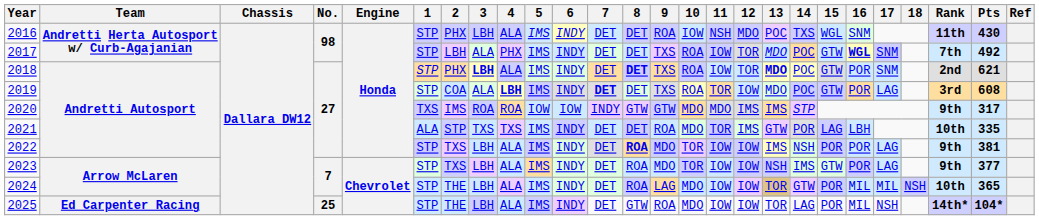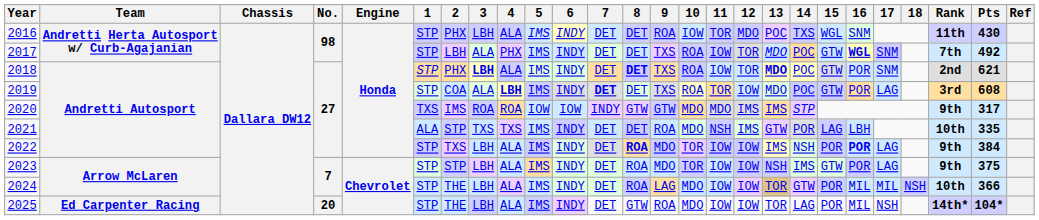(720, 33) NSH -> (720, 33) TOR
(720, 129) TOR -> (720, 129) NSH
(859, 148) normal -> (859, 148) bold
(989, 148) 381 -> (989, 148) 384
(455, 167) TXS -> (455, 167) STP
(989, 167) 377 -> (989, 167) 375
(989, 186) 365 -> (989, 186) 366
(328, 206) 25 -> (328, 206) 20
